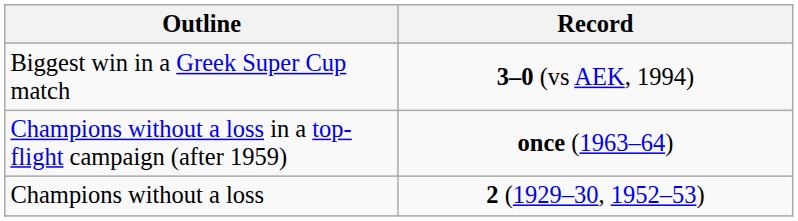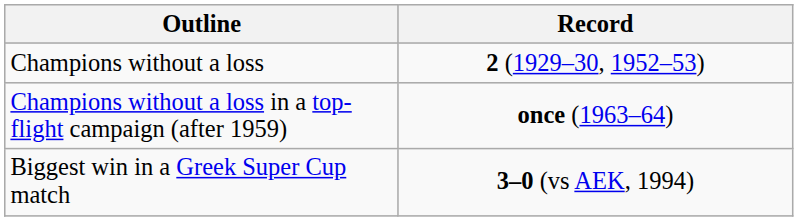rows swapped: (137, 195) <-> (178, 76)
